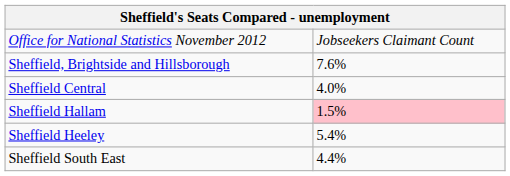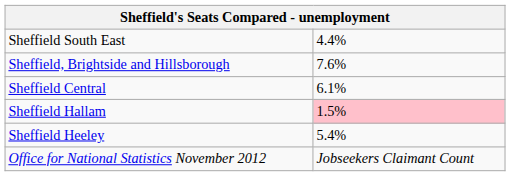rows swapped: (137, 41) <-> (67, 158)
(331, 88) 4.0% -> (331, 88) 6.1%
